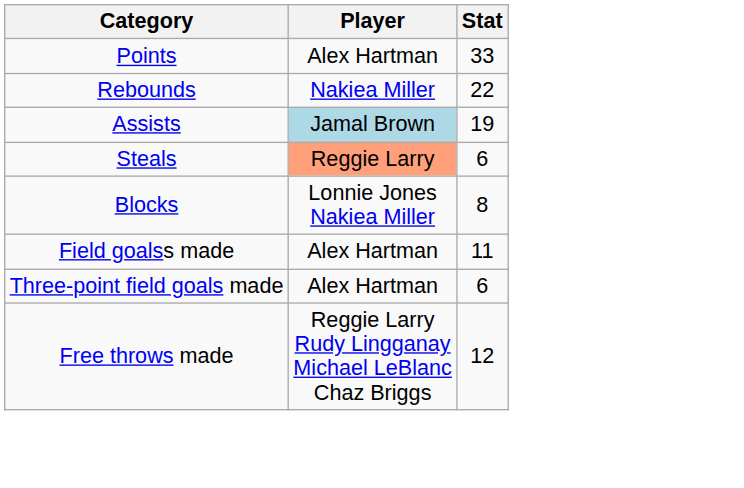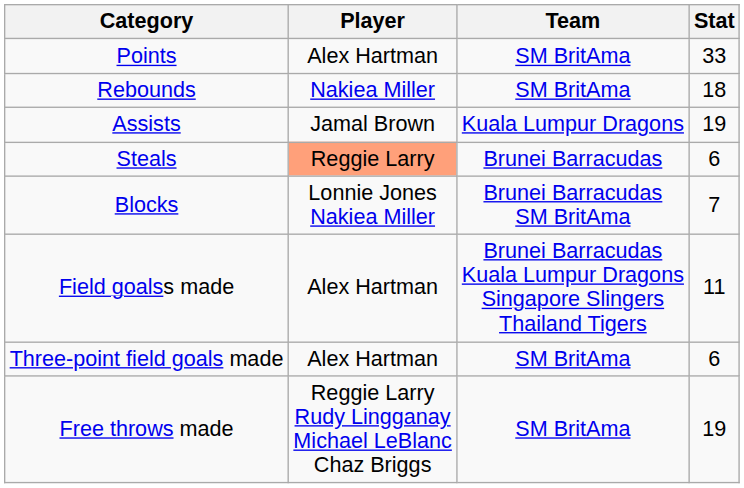+ column: (573, 21)
(482, 90) 22 -> (714, 90) 18
(373, 124) lightblue background -> (373, 124) no background
(482, 205) 8 -> (714, 205) 7
(482, 356) 12 -> (714, 429) 19
